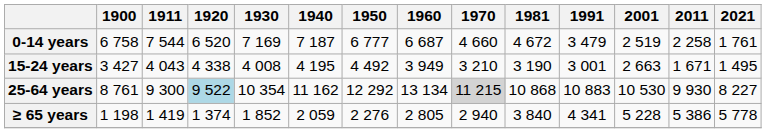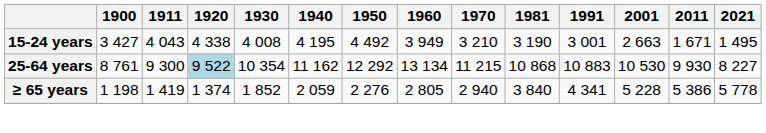- row: (50, 41)
(478, 90) lightgrey background -> (478, 66) no background
